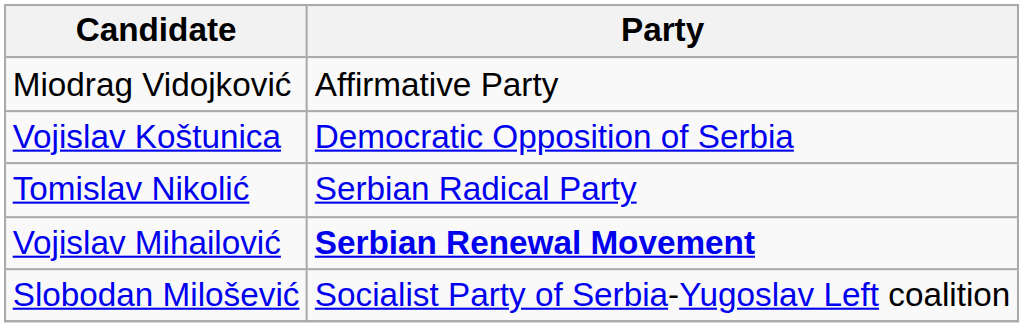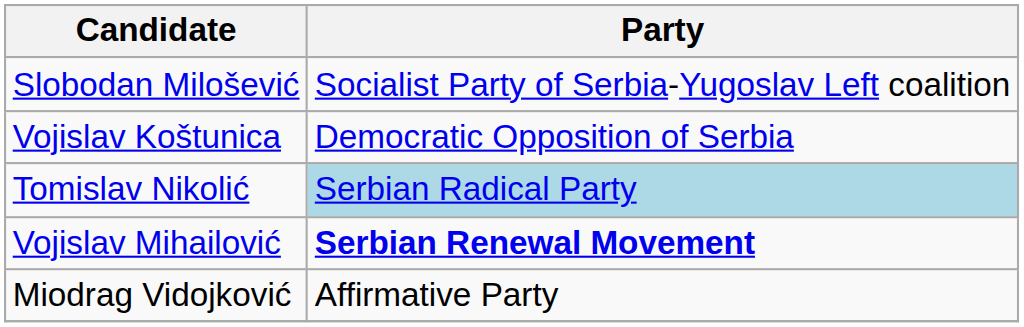rows swapped: (156, 294) <-> (152, 83)
(476, 189) no background -> (476, 189) lightblue background
